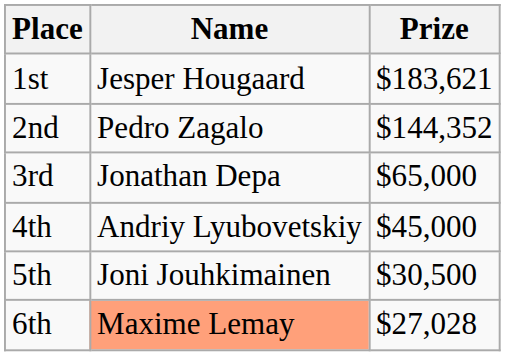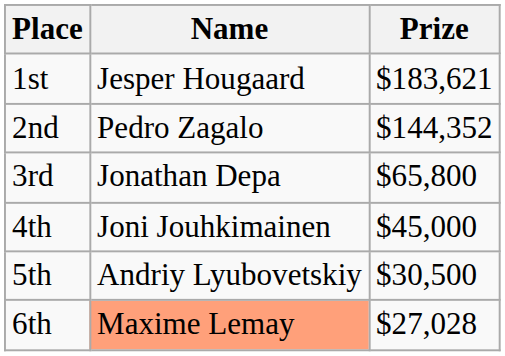(427, 176) $65,000 -> (427, 176) $65,800
(229, 226) Andriy Lyubovetskiy -> (214, 226) Joni Jouhkimainen
(214, 275) Joni Jouhkimainen -> (229, 275) Andriy Lyubovetskiy
